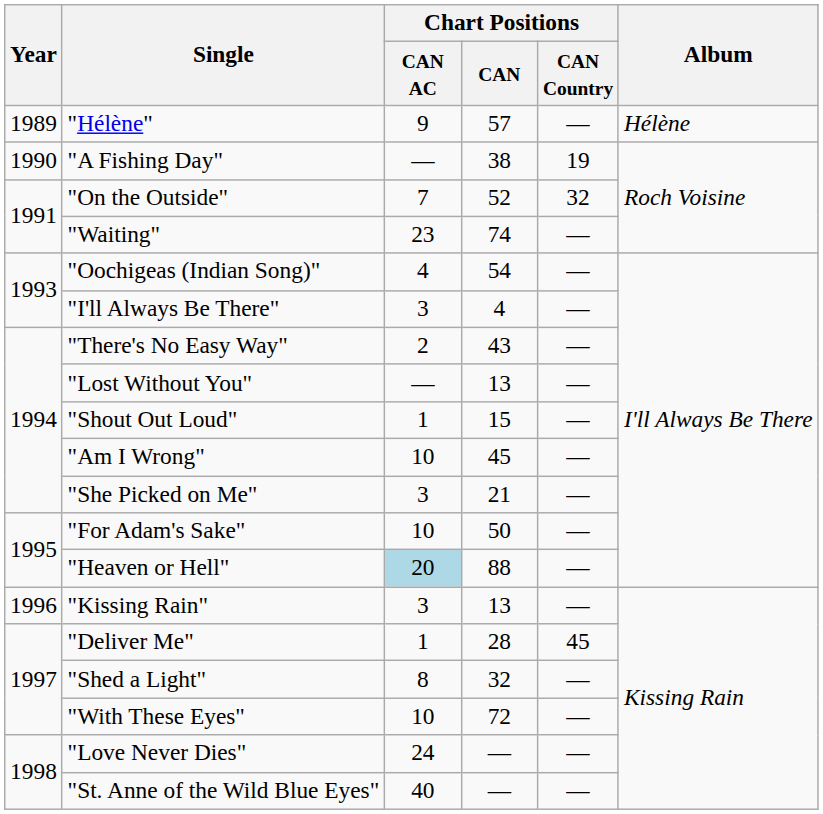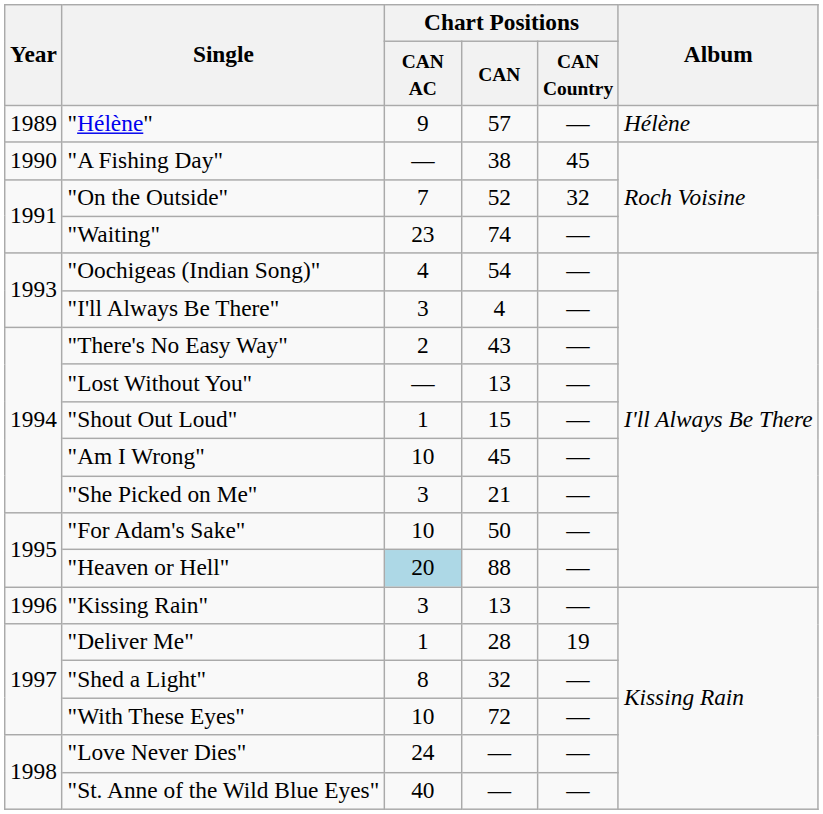(578, 160) 19 -> (578, 160) 45
(578, 642) 45 -> (578, 642) 19
